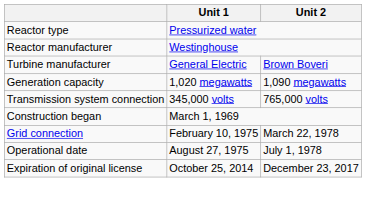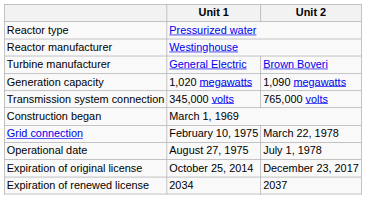+ row: (78, 185)
